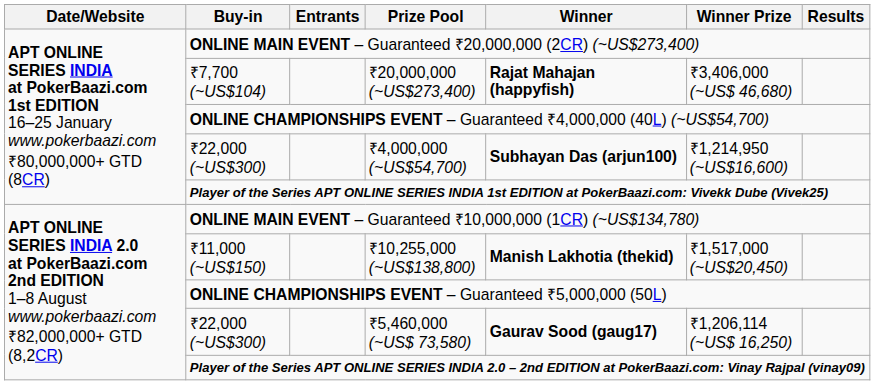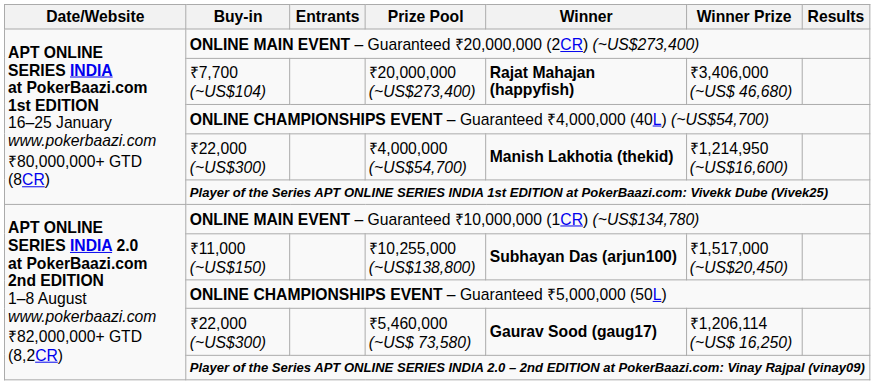(583, 156) Subhayan Das (arjun100) -> (582, 156) Manish Lakhotia (thekid)
(582, 256) Manish Lakhotia (thekid) -> (583, 256) Subhayan Das (arjun100)
